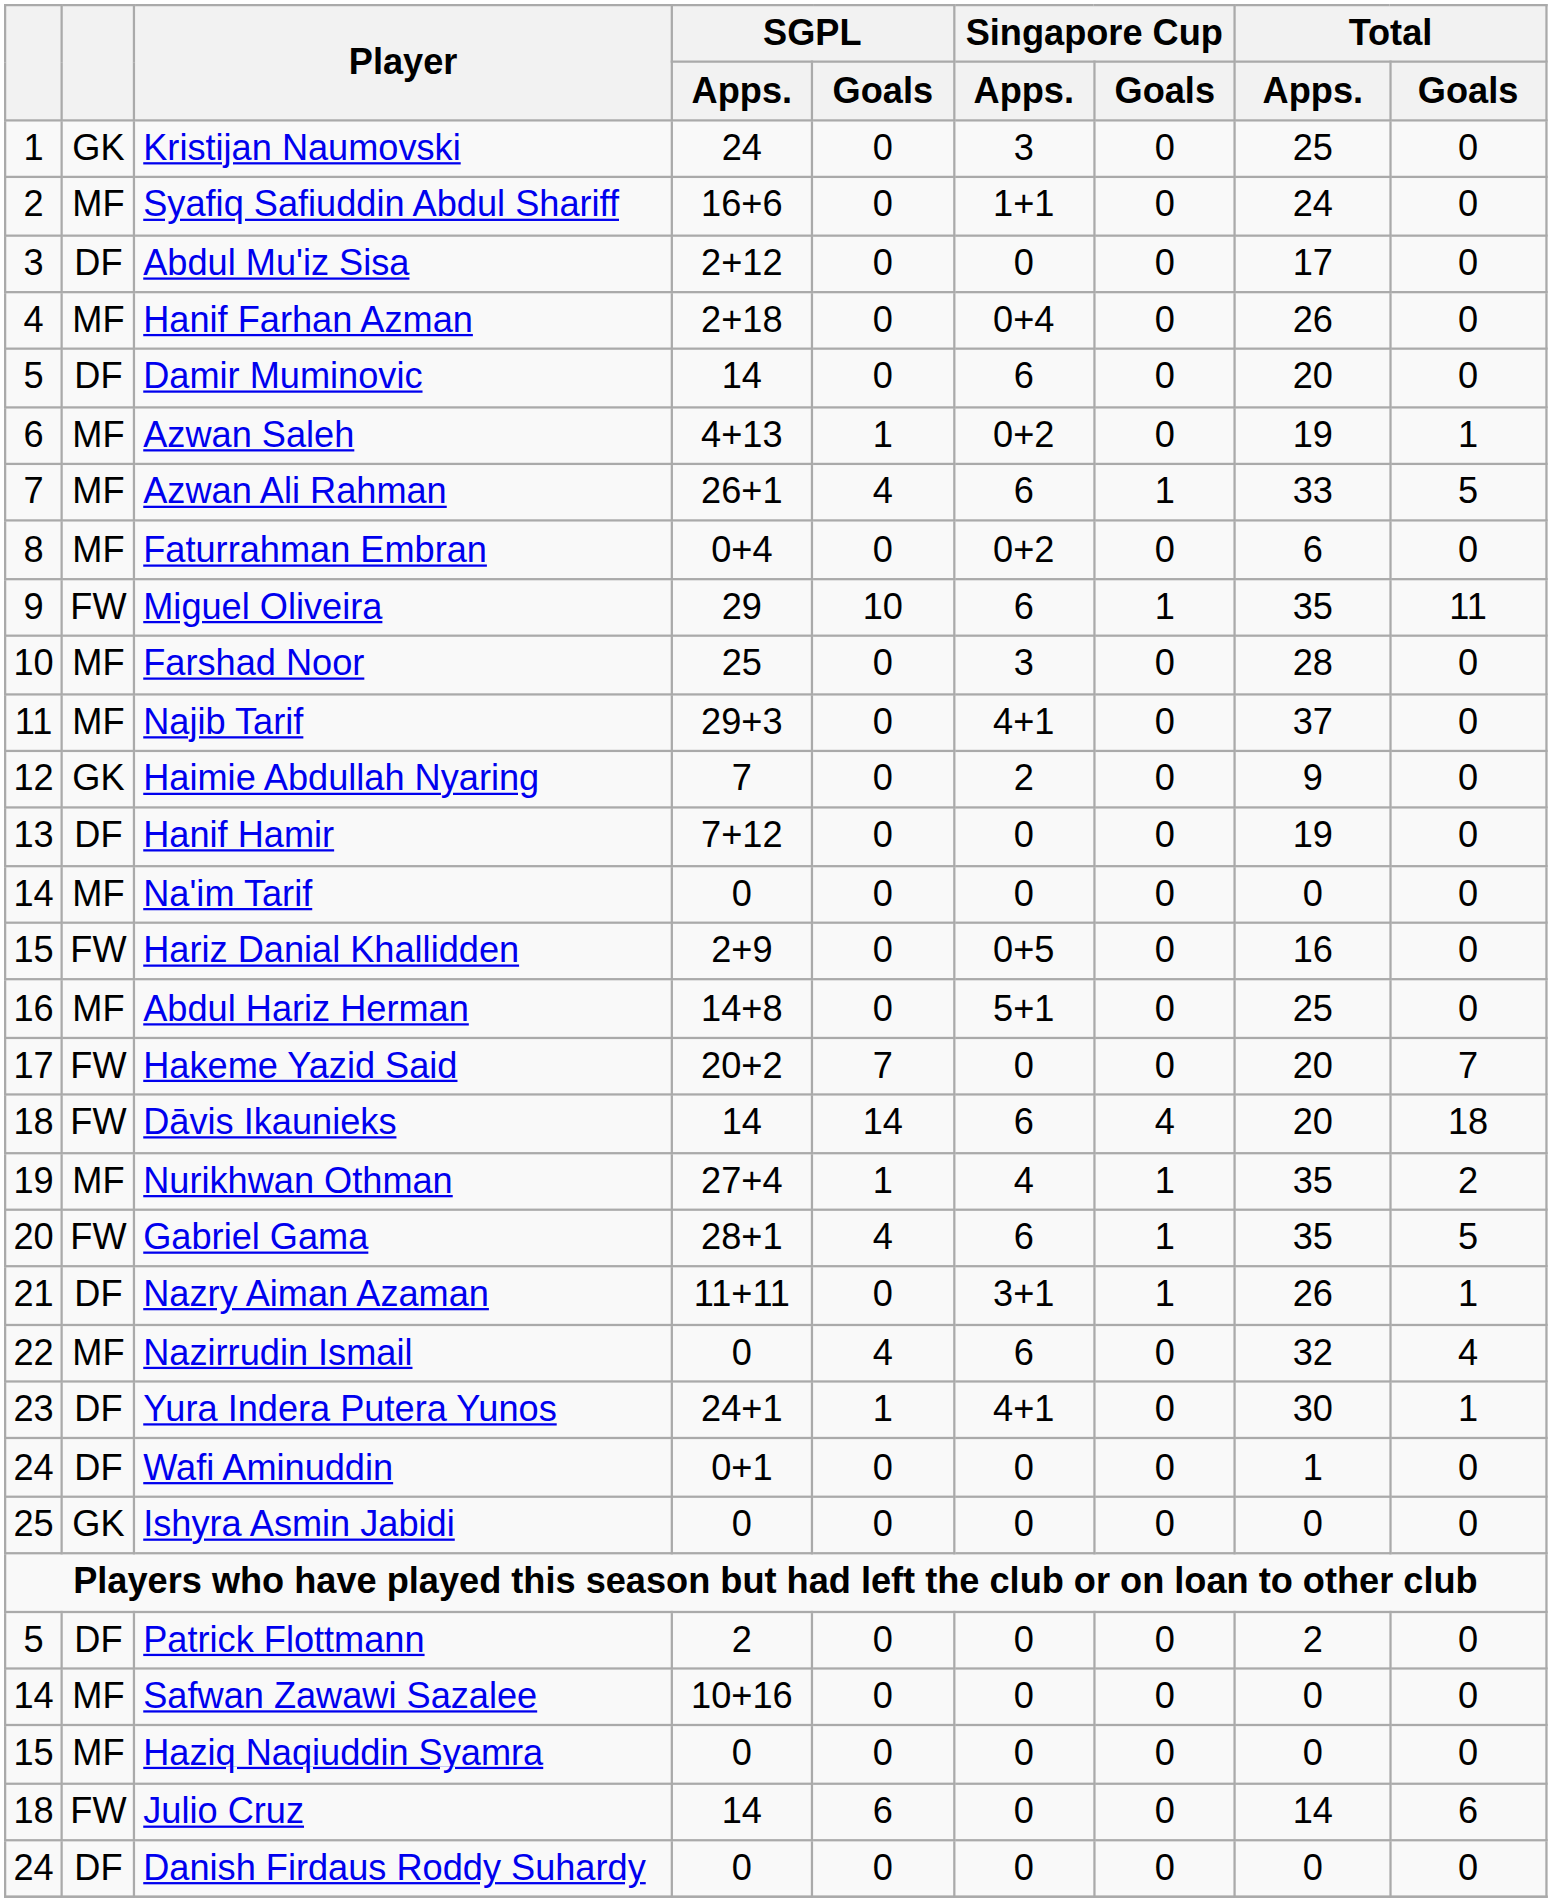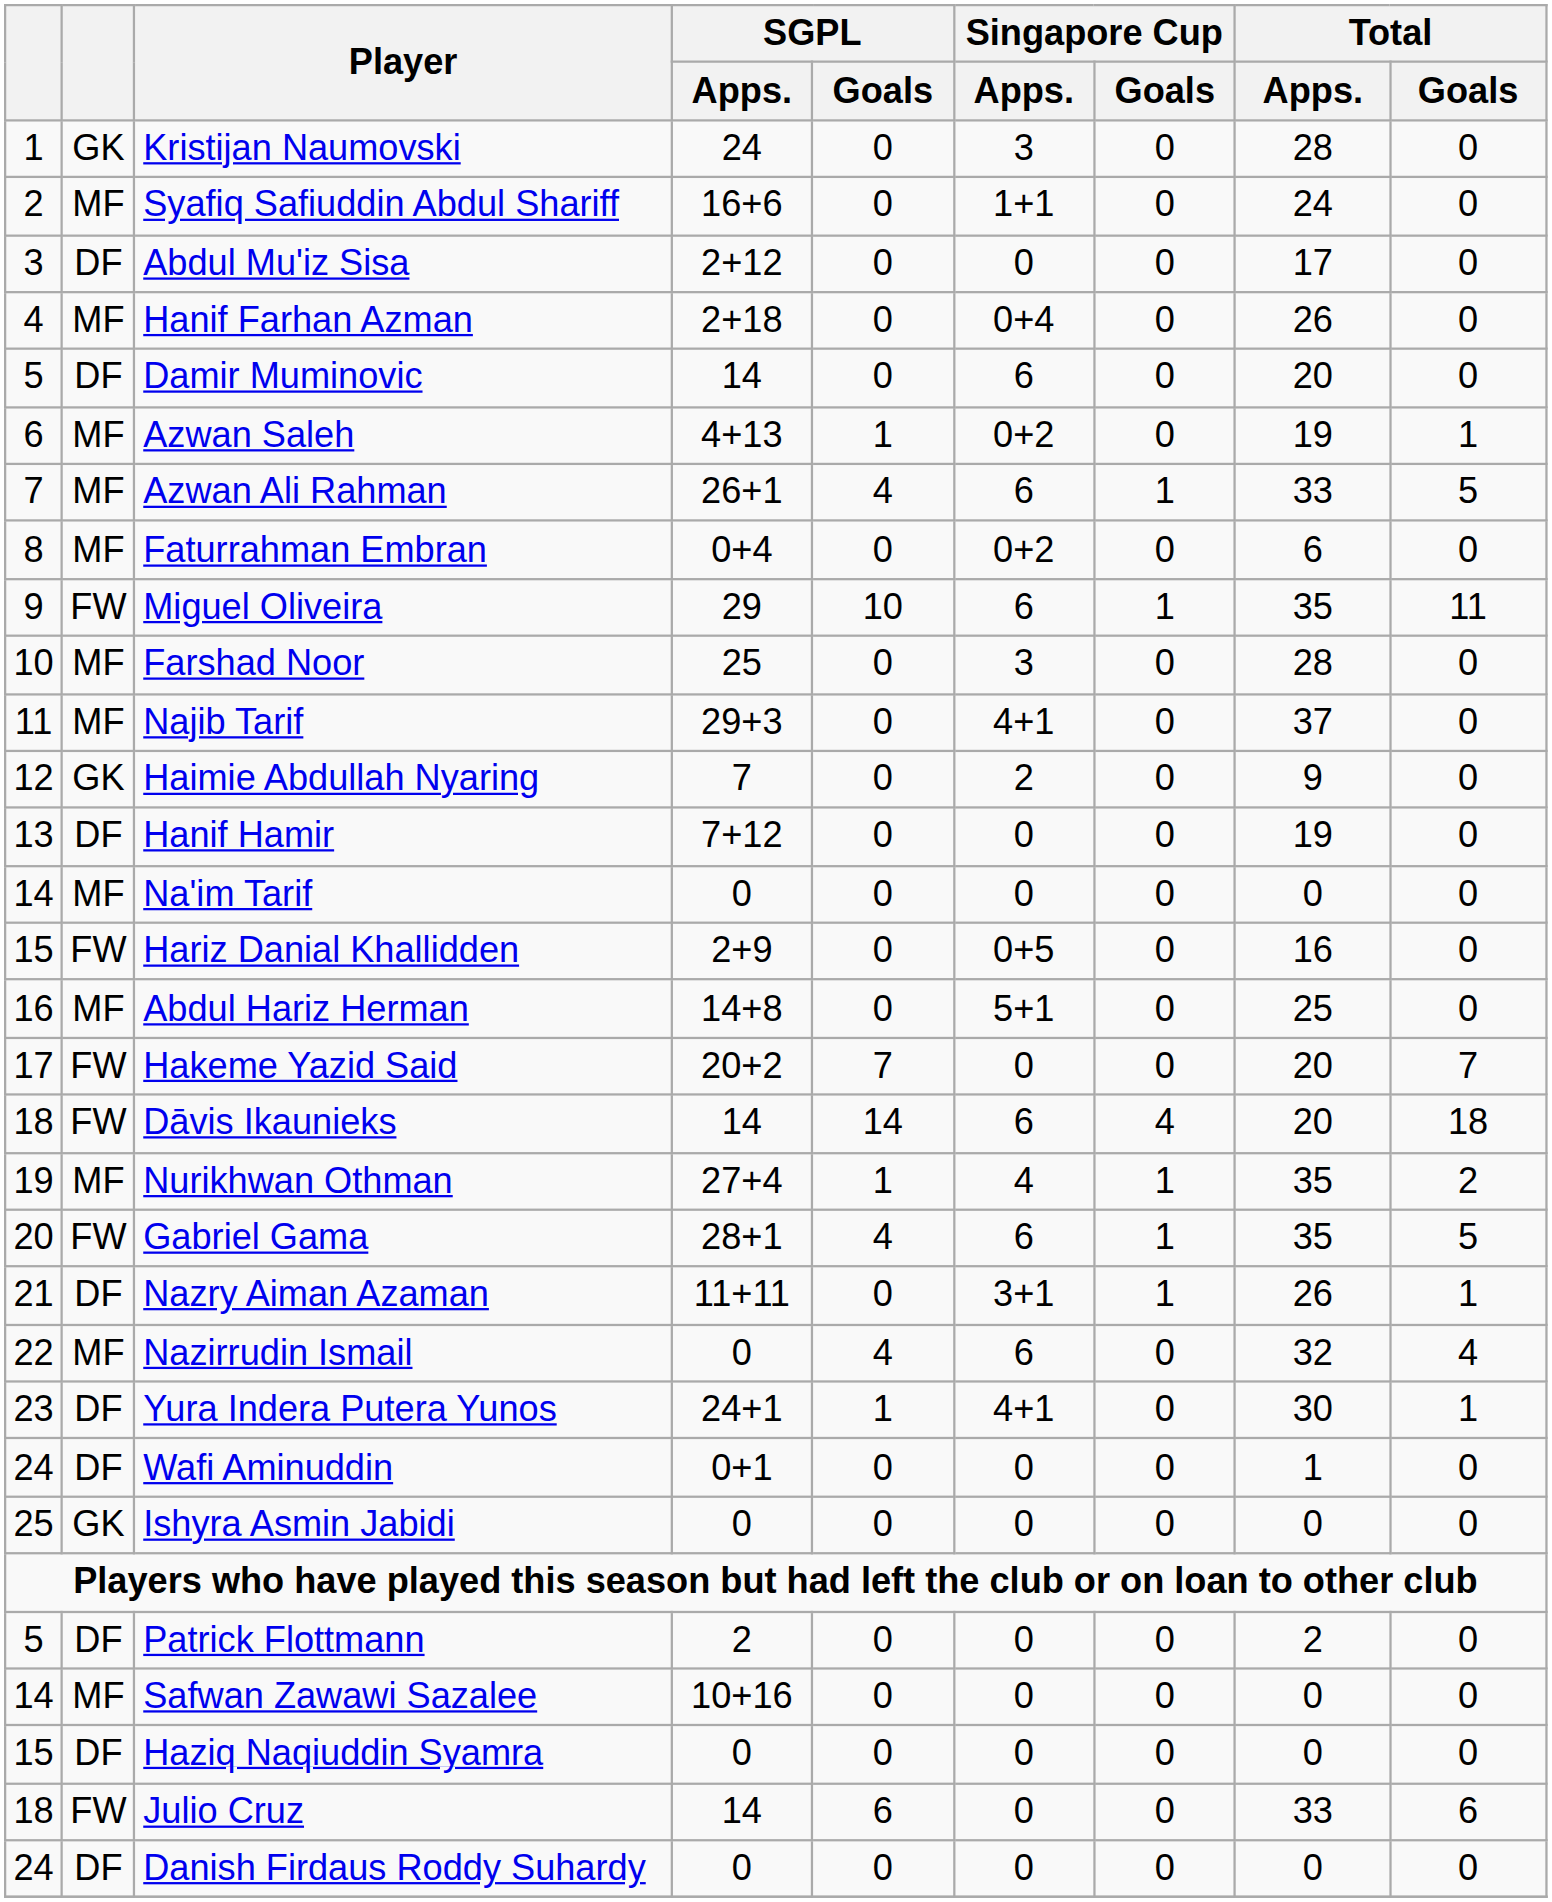(1313, 147) 25 -> (1313, 147) 28
(98, 1753) MF -> (98, 1753) DF
(1313, 1810) 14 -> (1313, 1810) 33
